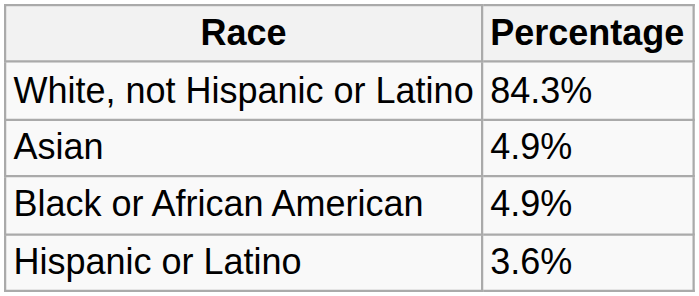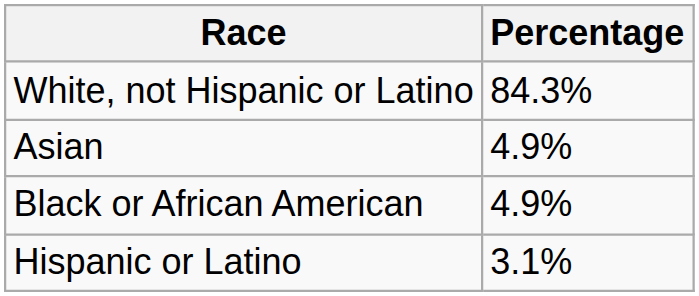(531, 261) 3.6% -> (531, 261) 3.1%
